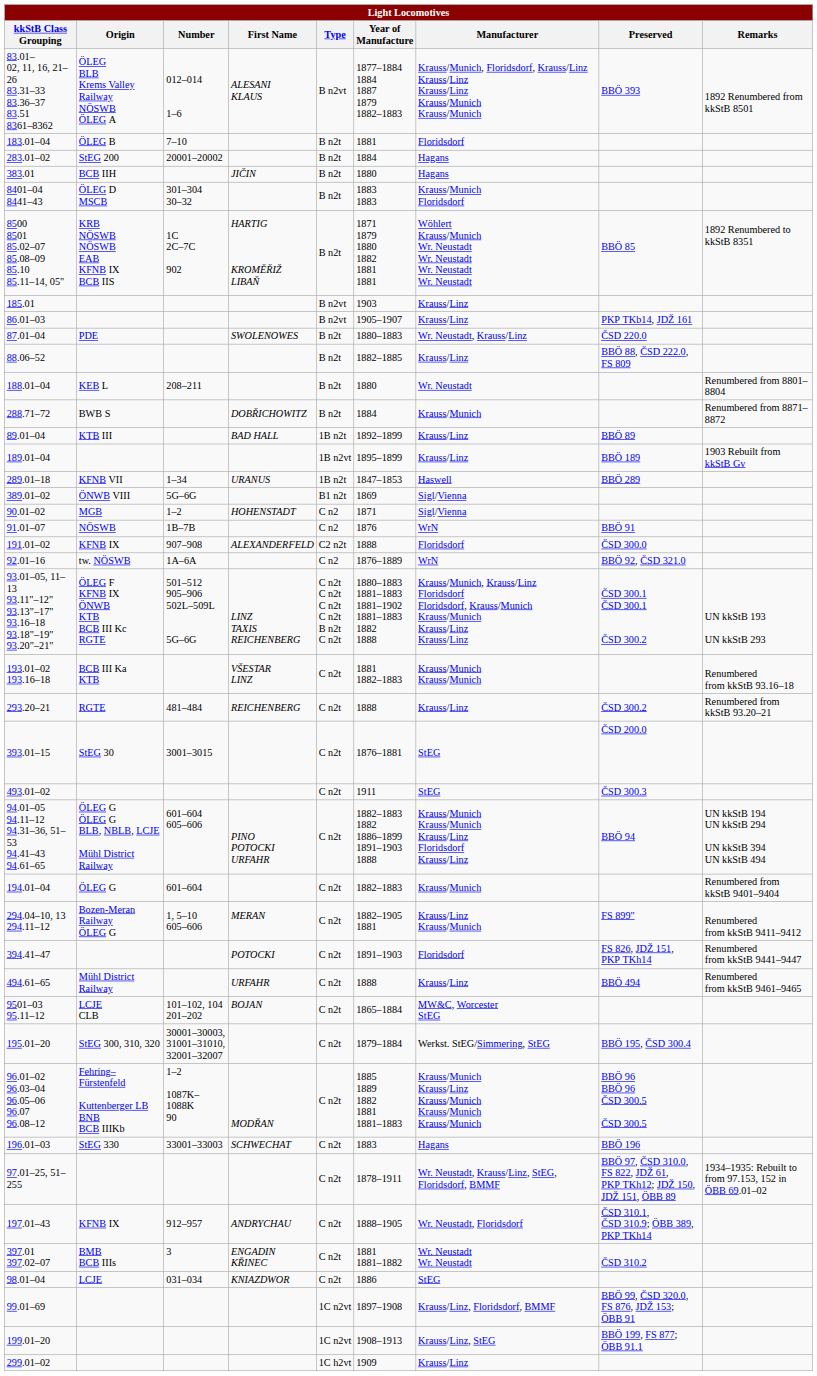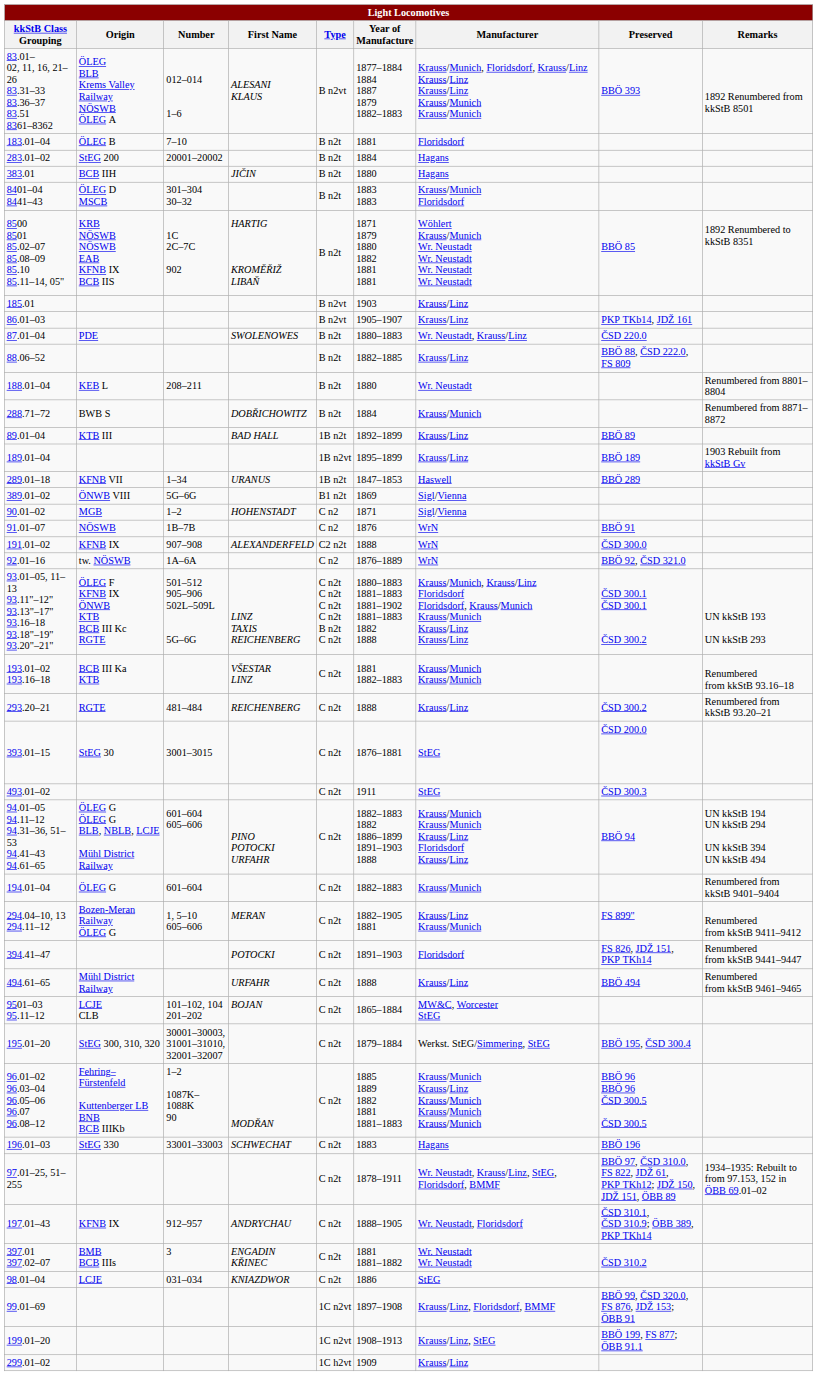(441, 544) Floridsdorf -> (428, 544) WrN
